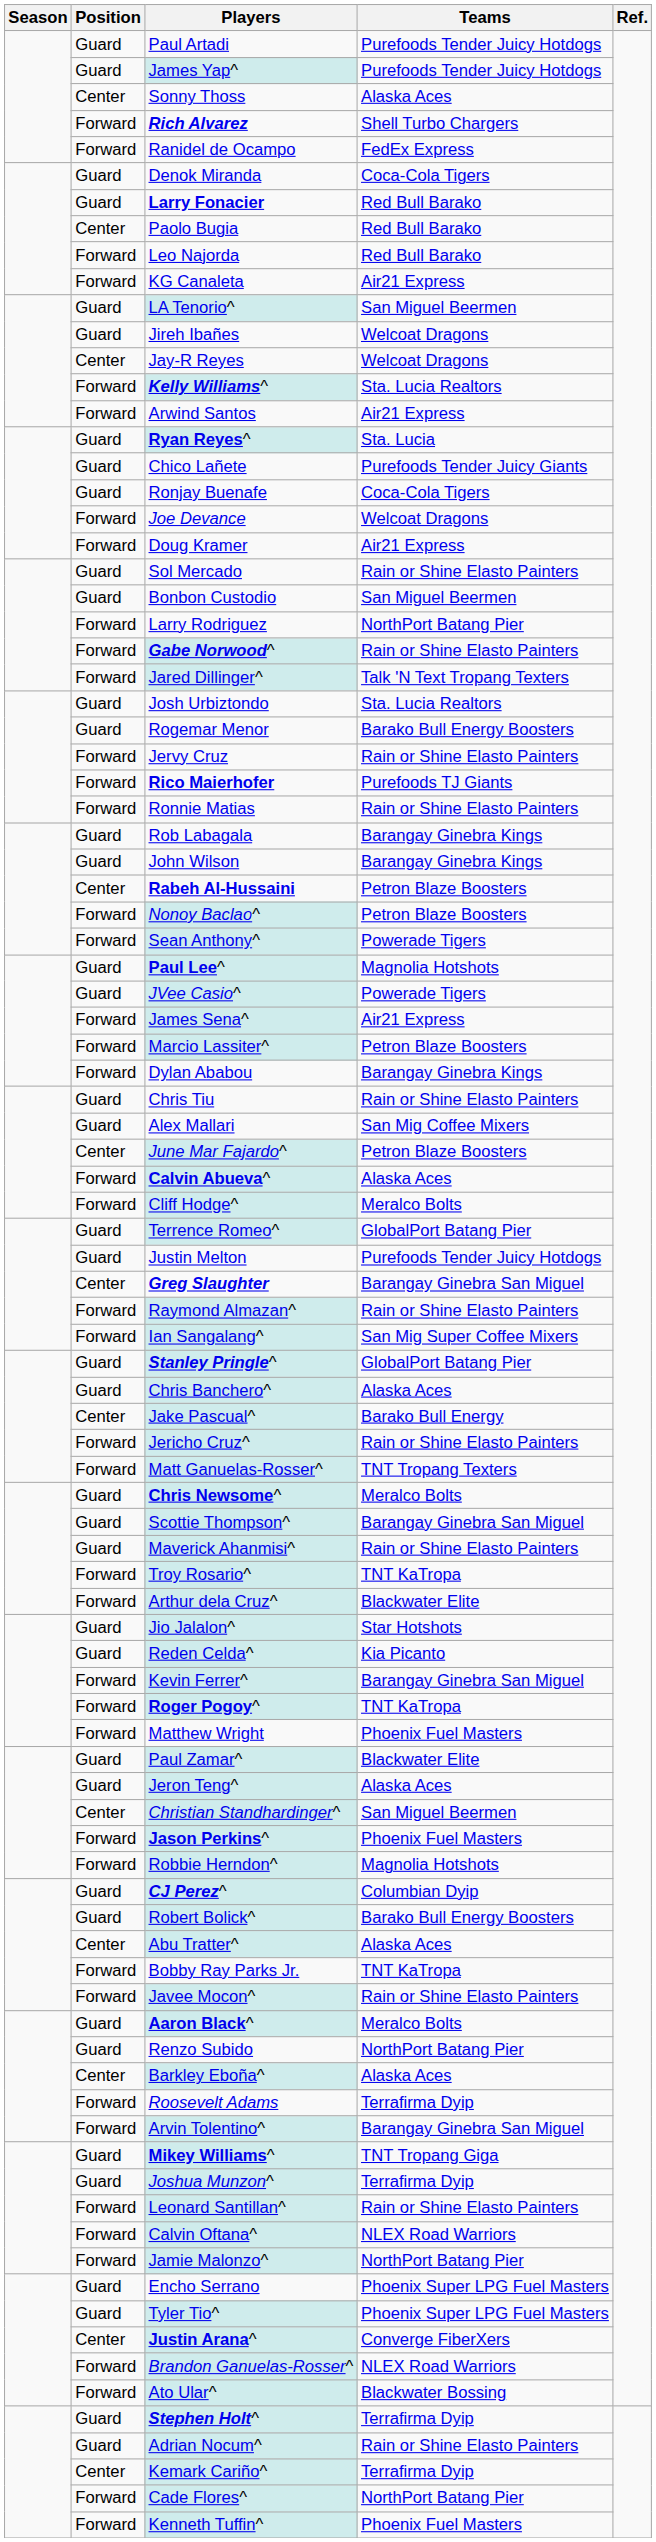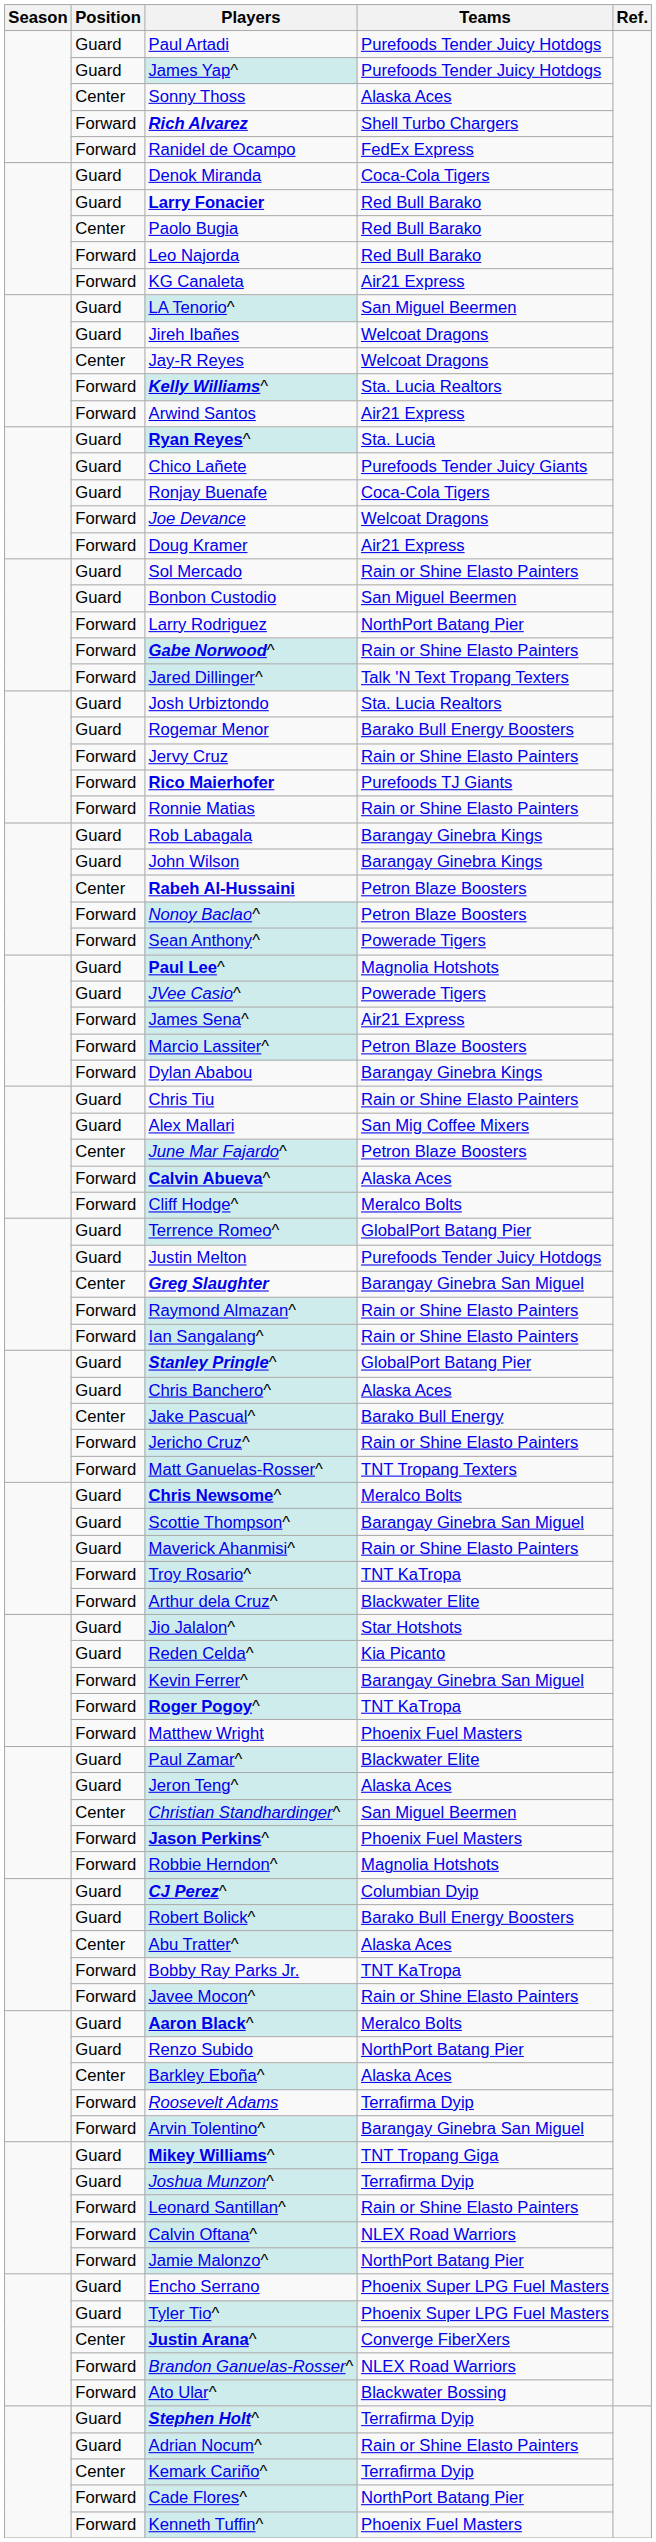(470, 1337) San Mig Super Coffee Mixers -> (470, 1337) Rain or Shine Elasto Painters
